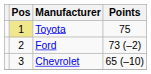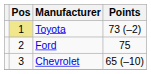(125, 29) 75 -> (125, 29) 73 (–2)
(125, 45) 73 (–2) -> (125, 45) 75
